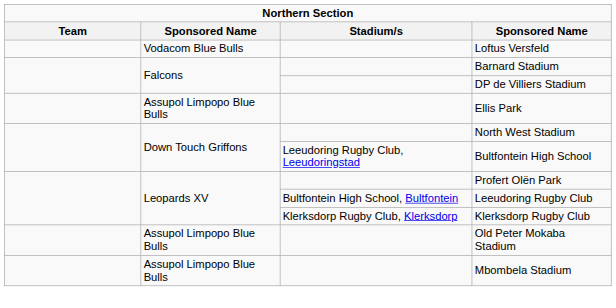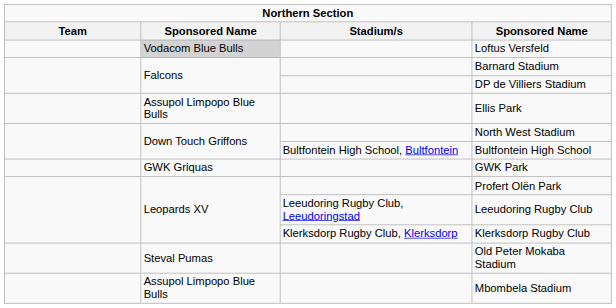(193, 48) no background -> (193, 48) lightgrey background
(343, 156) Leeudoring Rugby Club, Leeudoringstad -> (370, 150) Bultfontein High School, Bultfontein
+ row: (501, 168)
(370, 198) Bultfontein High School, Bultfontein -> (343, 209) Leeudoring Rugby Club, Leeudoringstad
(199, 240) Assupol Limpopo Blue Bulls -> (178, 258) Steval Pumas
